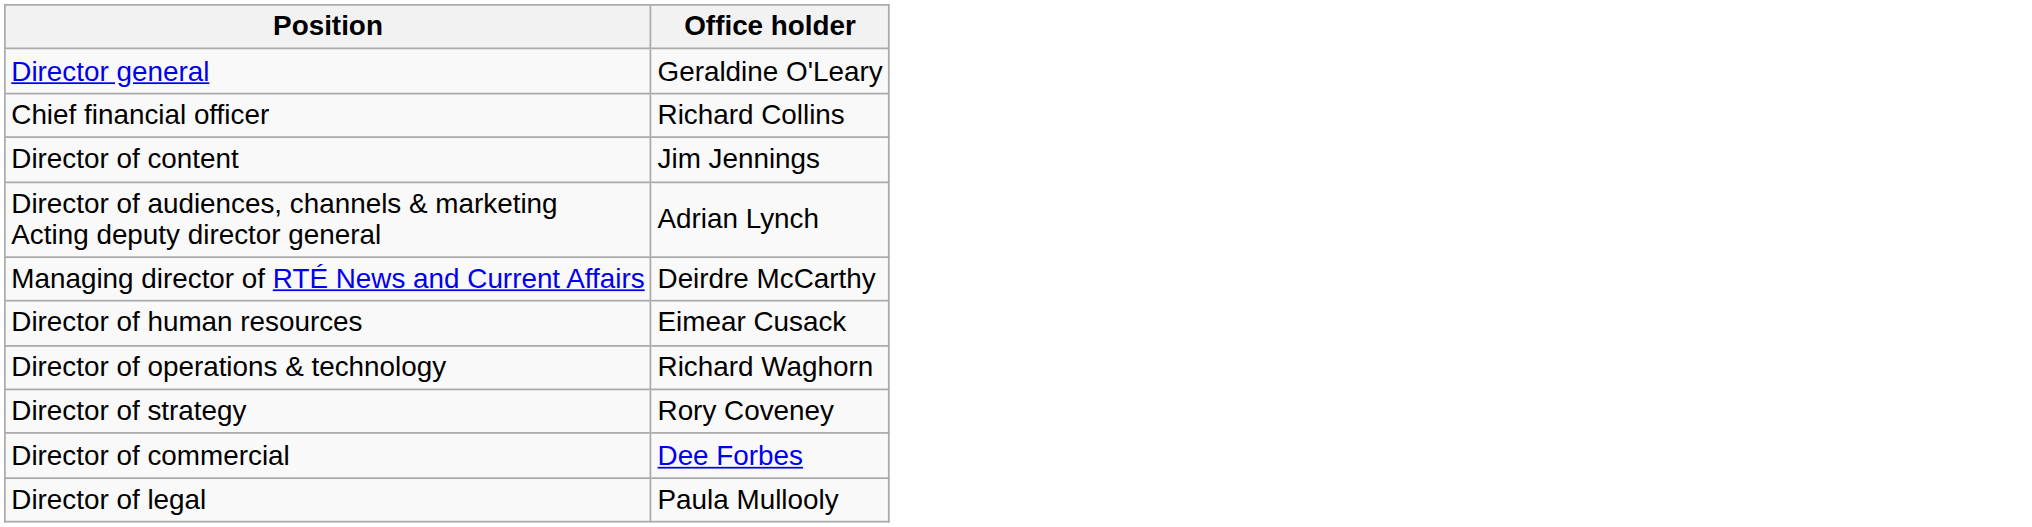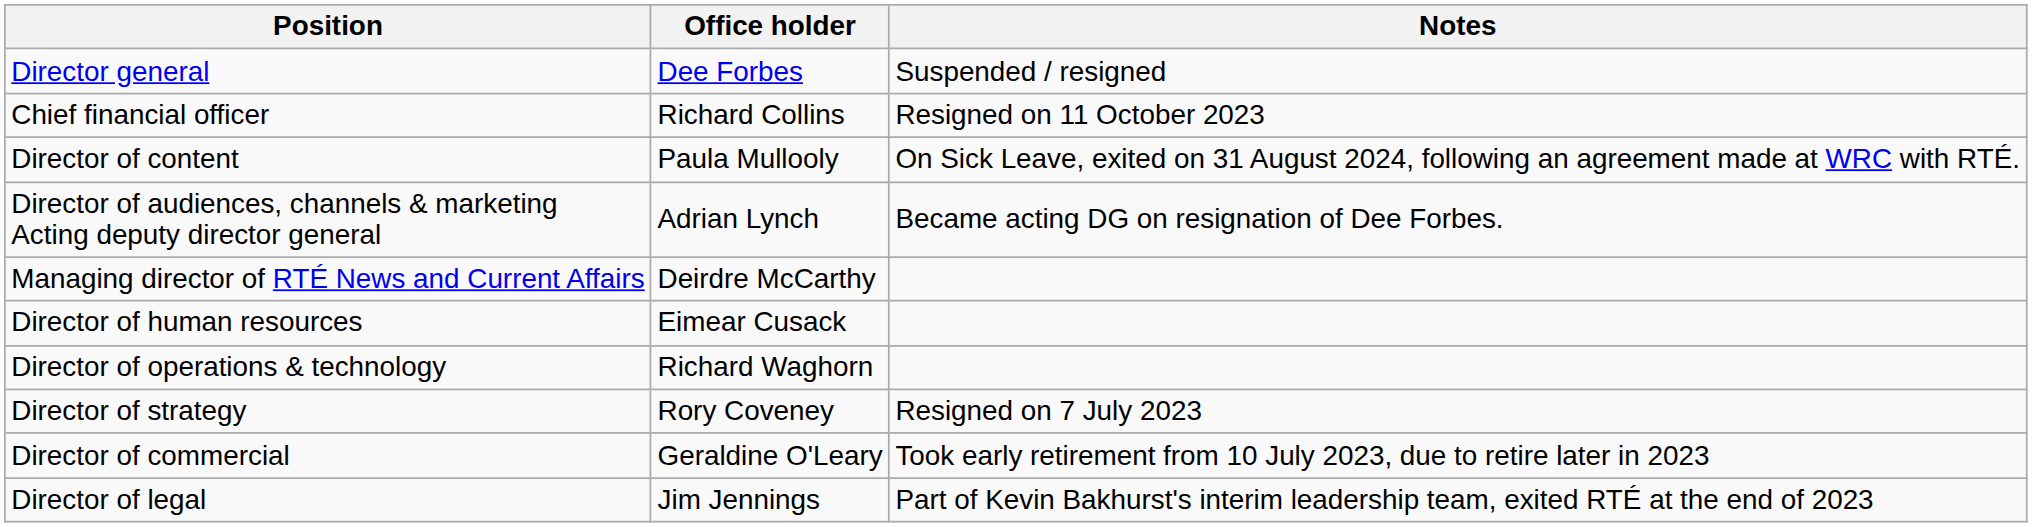+ column: (1458, 26)
(770, 70) Geraldine O'Leary -> (730, 70) Dee Forbes
(739, 159) Jim Jennings -> (748, 159) Paula Mullooly
(730, 455) Dee Forbes -> (770, 455) Geraldine O'Leary
(748, 499) Paula Mullooly -> (739, 499) Jim Jennings
